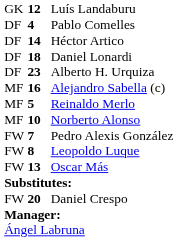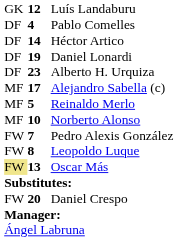(34, 56) 18 -> (34, 56) 19
(34, 87) 16 -> (34, 87) 17
(14, 167) no background -> (14, 167) khaki background
